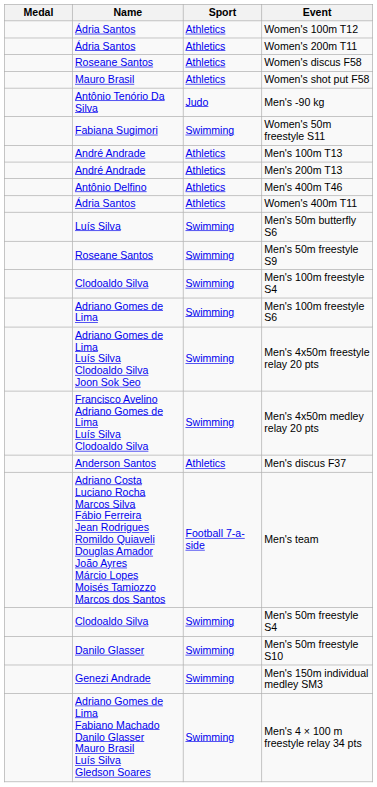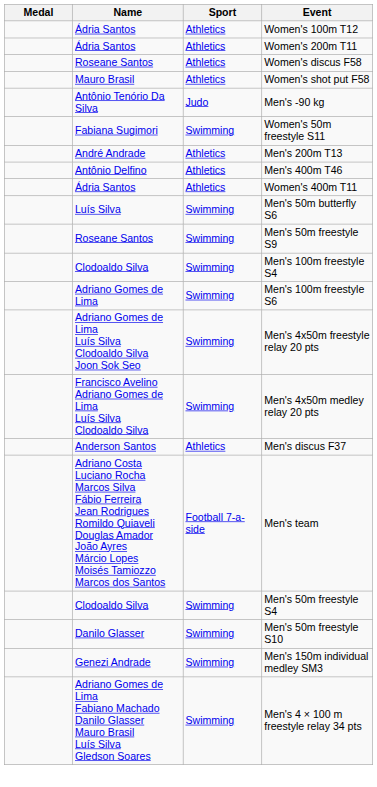- row: (303, 153)
